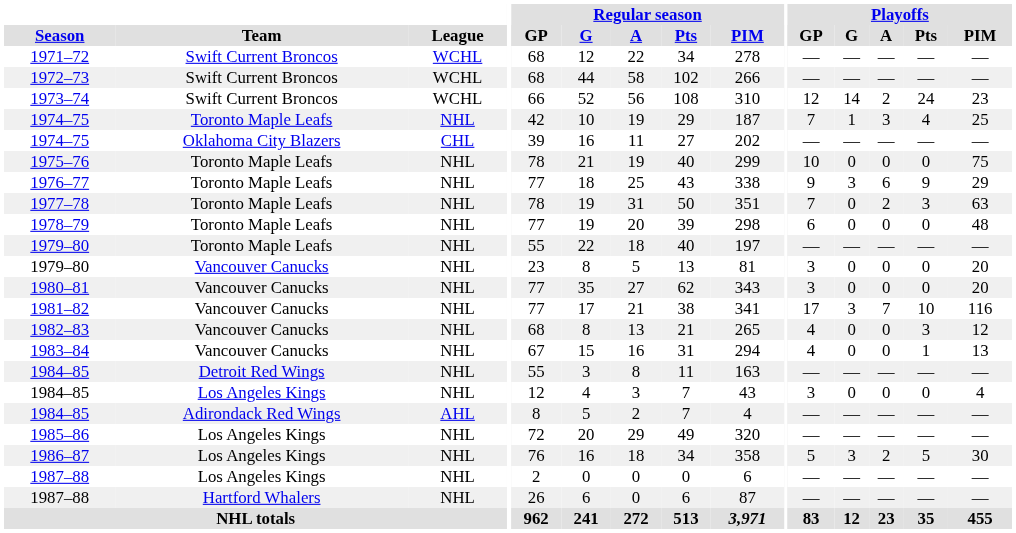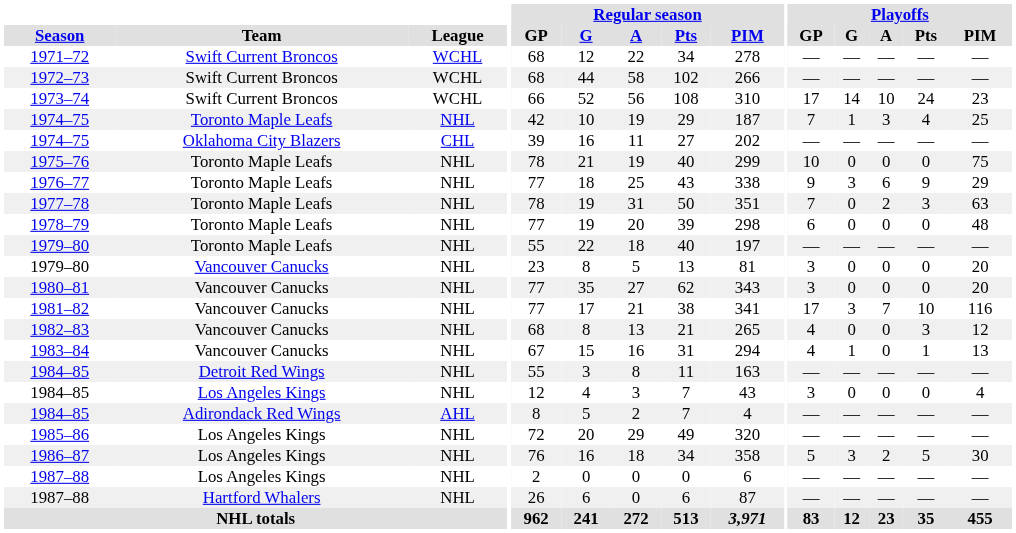(811, 98) 12 -> (811, 98) 17
(886, 98) 2 -> (886, 98) 10
(852, 350) 0 -> (852, 350) 1
